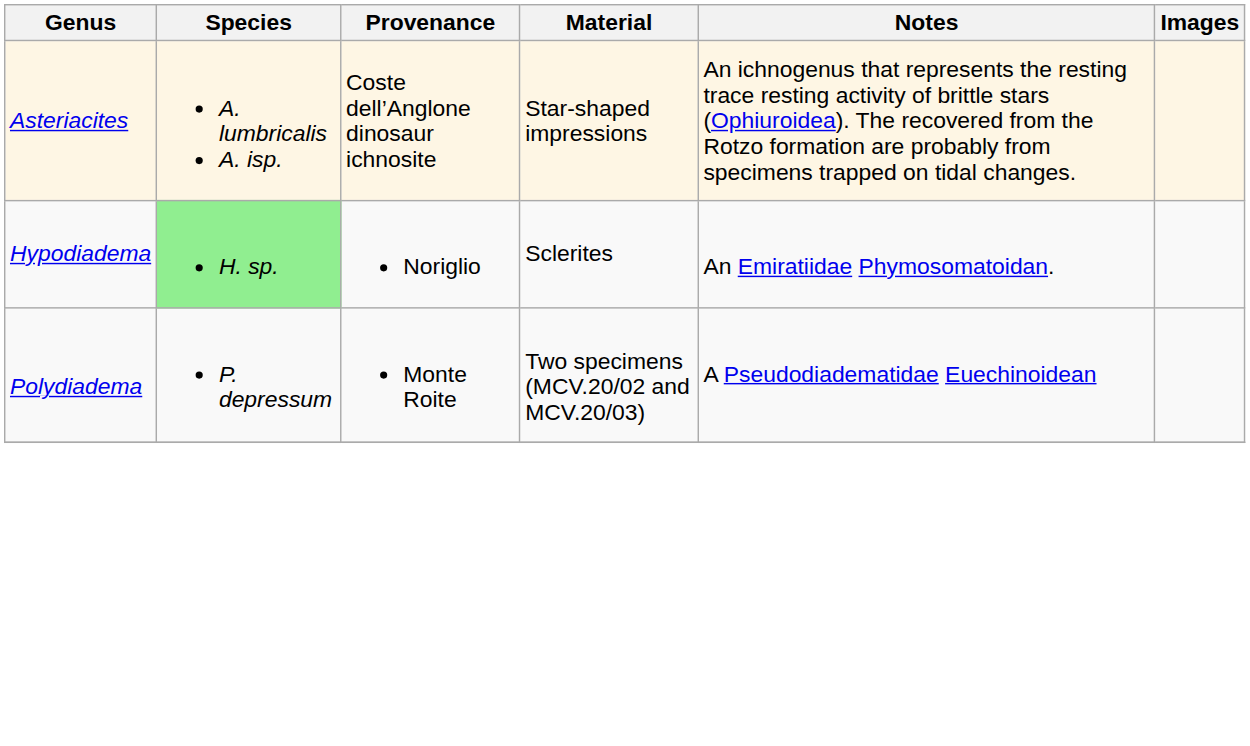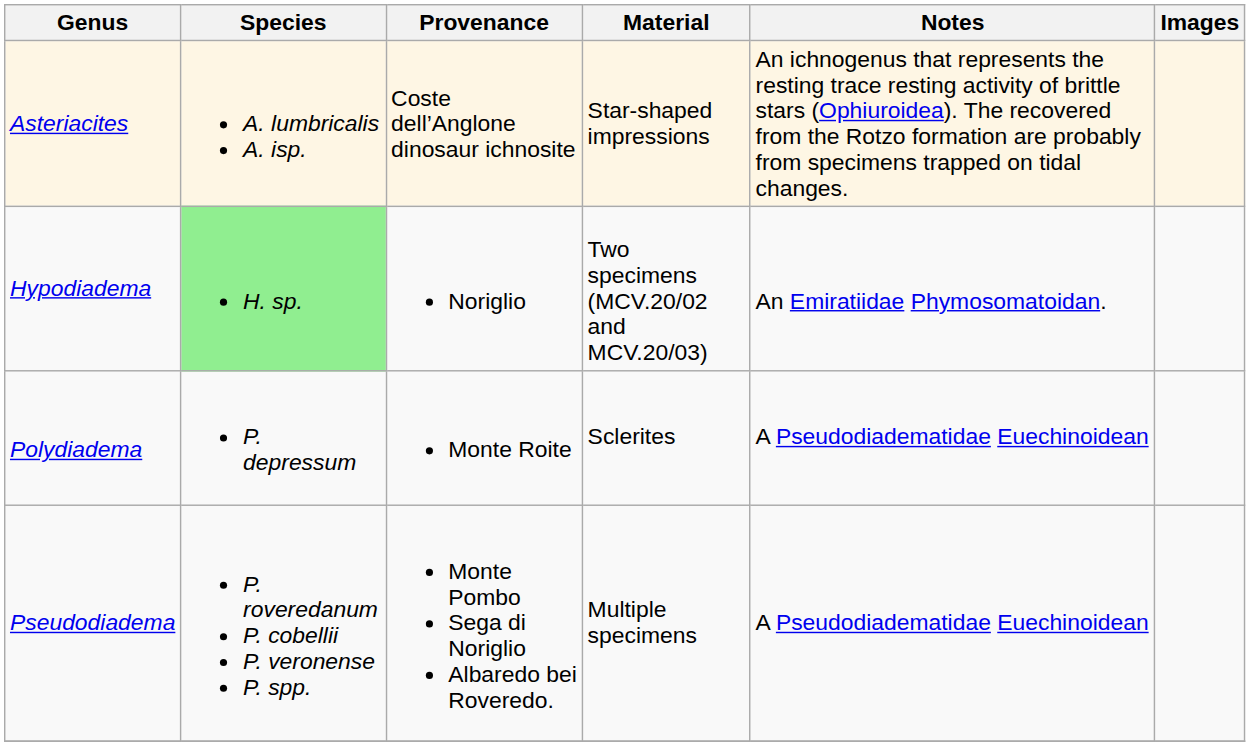(569, 253) Sclerites -> (648, 301) Two specimens (MCV.20/02 and MCV.20/03)
(607, 387) Two specimens (MCV.20/02 and MCV.20/03) -> (631, 437) Sclerites
+ row: (93, 622)
